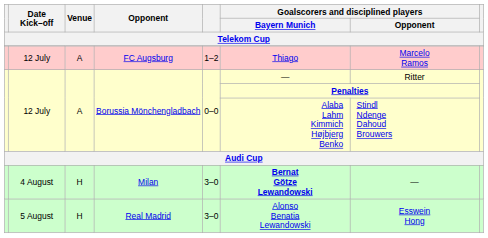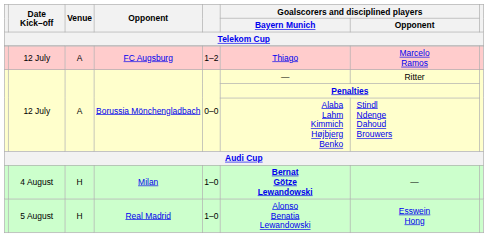(211, 182) 3–0 -> (211, 182) 1–0
(211, 216) 3–0 -> (211, 216) 1–0
